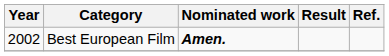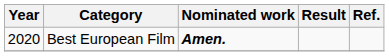(24, 39) 2002 -> (24, 39) 2020
